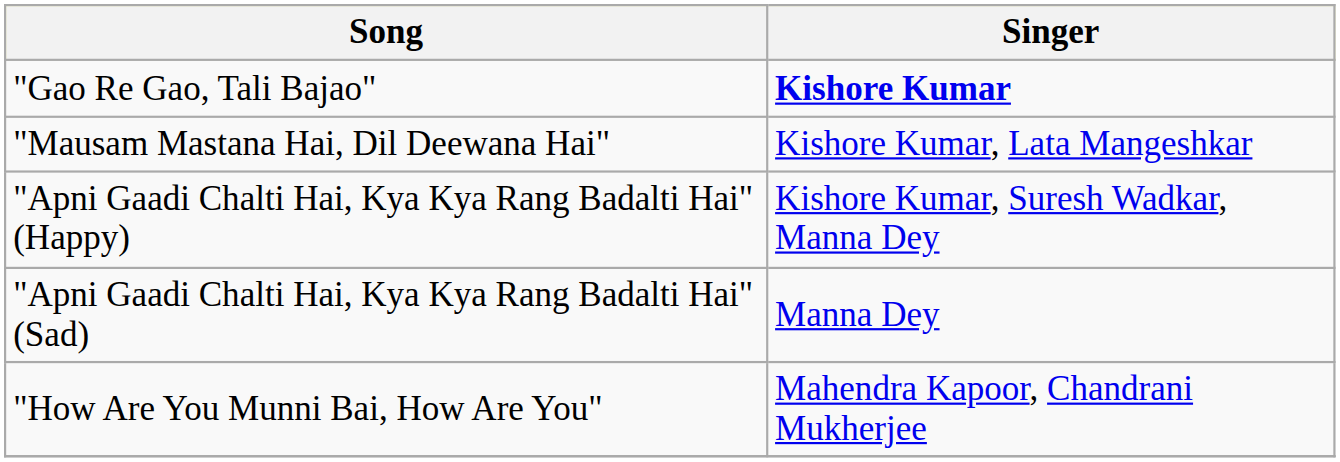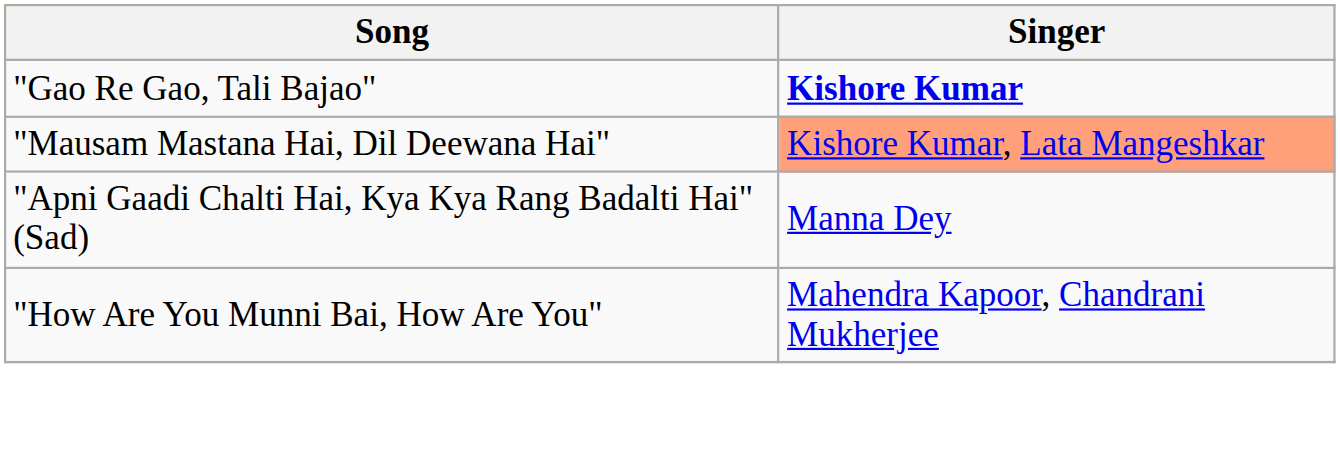(1014, 143) no background -> (1026, 143) lightsalmon background
- row: (383, 218)
